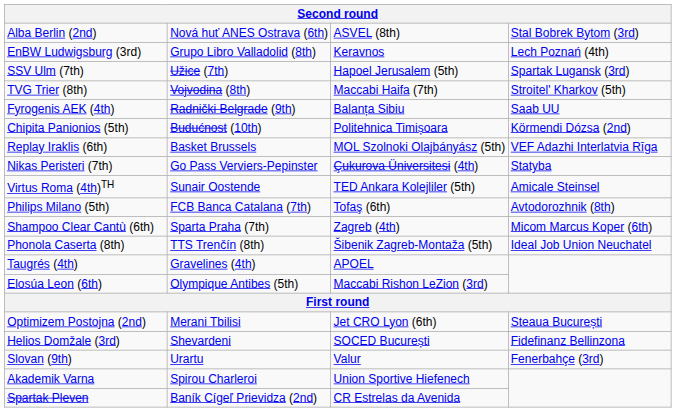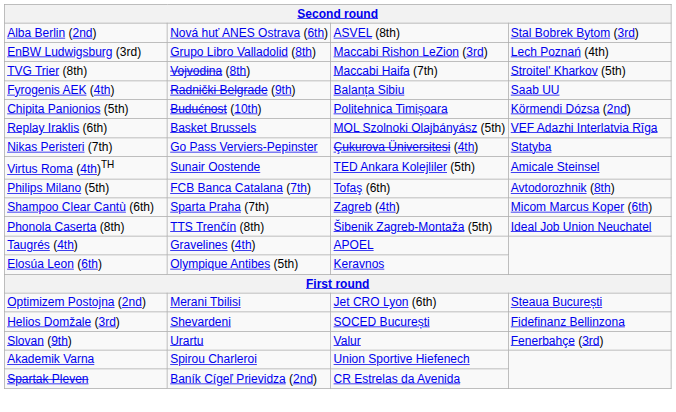(359, 52) Keravnos -> (411, 52) Maccabi Rishon LeZion (3rd)
- row: (45, 71)
(411, 283) Maccabi Rishon LeZion (3rd) -> (359, 264) Keravnos
